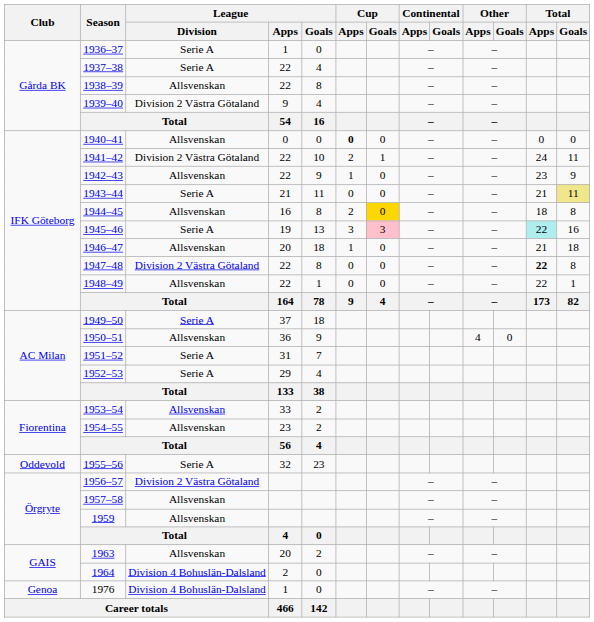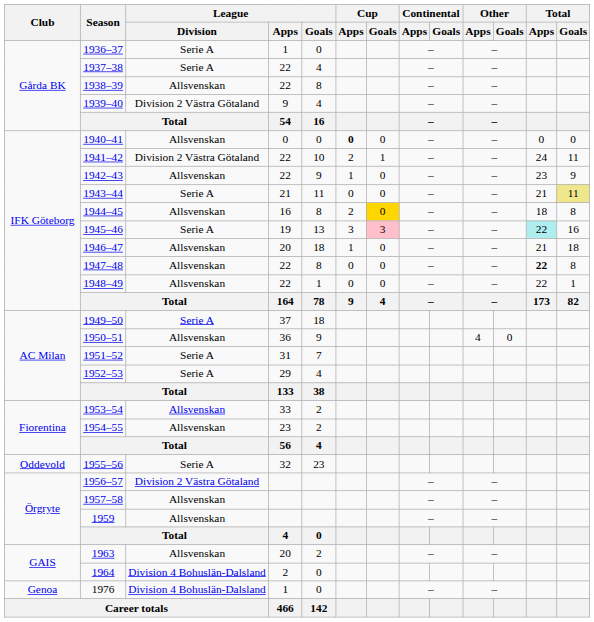(197, 265) Division 2 Västra Götaland -> (197, 265) Allsvenskan
